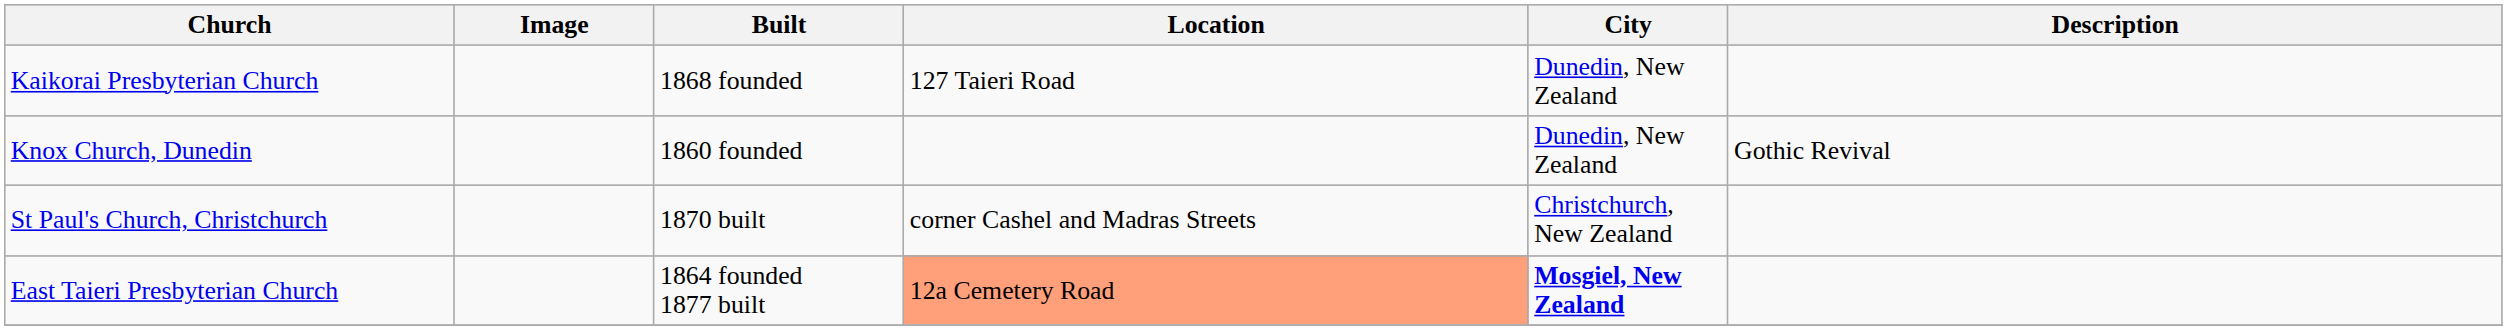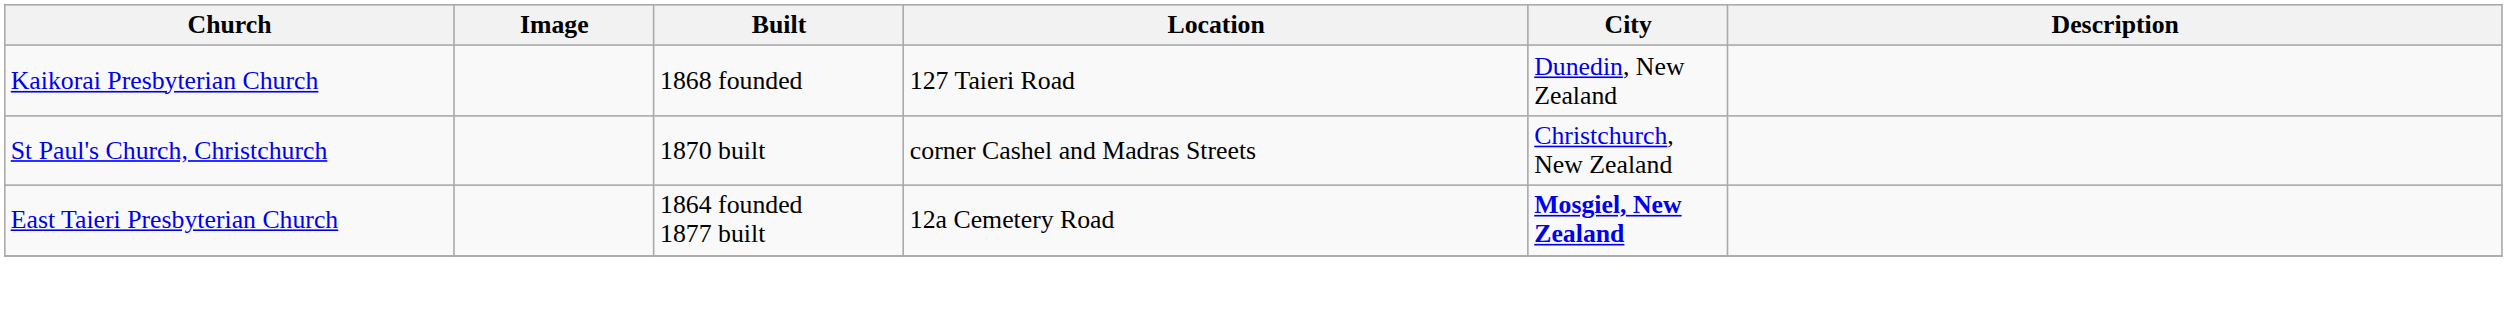- row: (131, 150)
(1012, 289) lightsalmon background -> (1012, 219) no background
